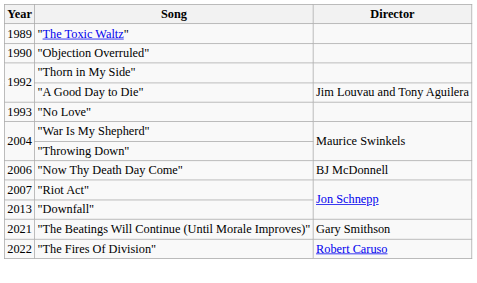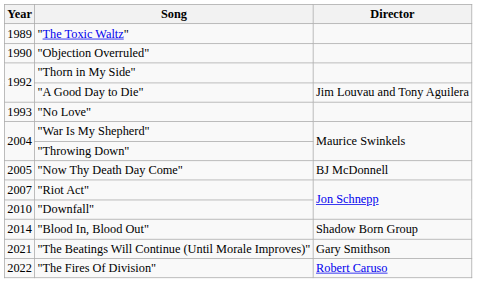(20, 170) 2006 -> (20, 170) 2005
(20, 209) 2013 -> (20, 209) 2010
+ row: (93, 229)
